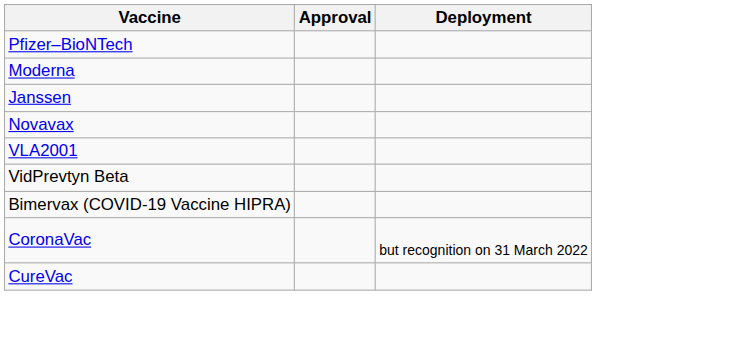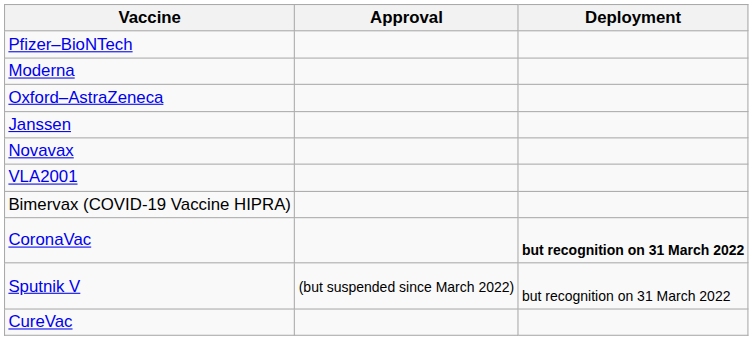+ row: (86, 97)
- row: (68, 177)
(484, 250) normal -> (633, 249) bold
+ row: (44, 285)
